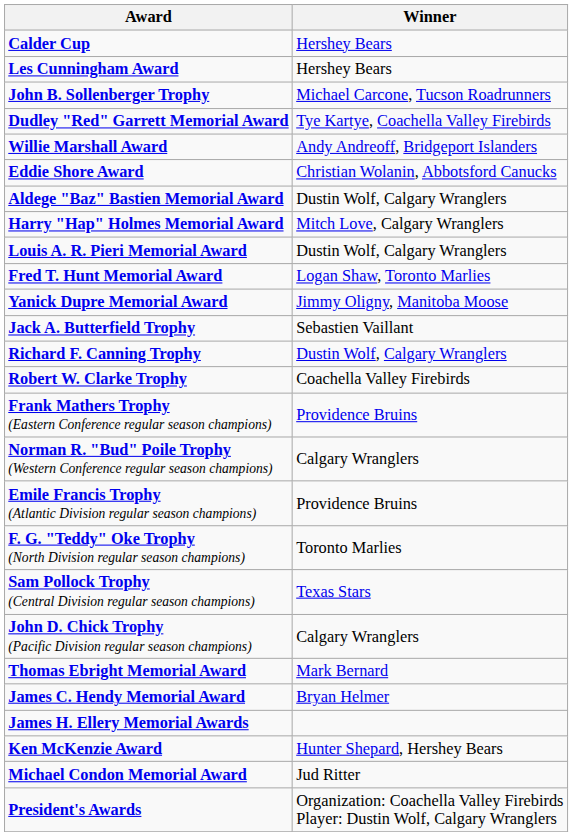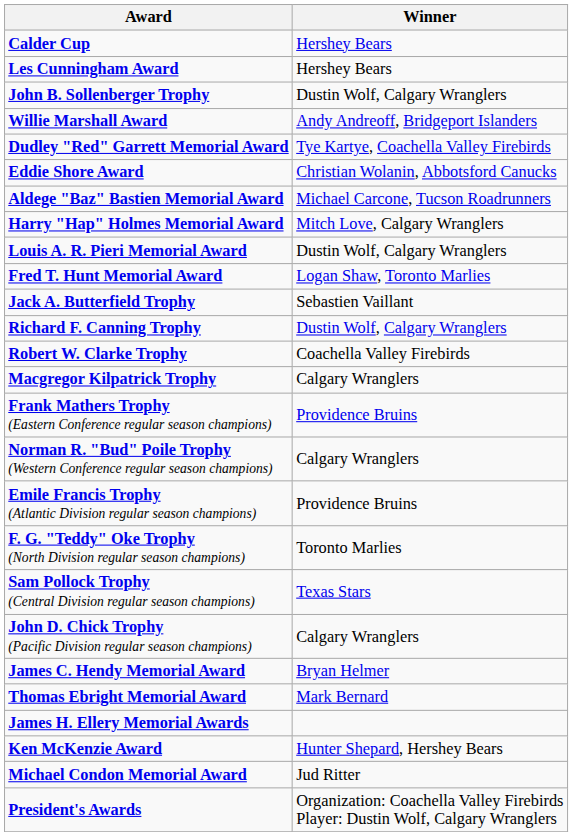(424, 95) Michael Carcone, Tucson Roadrunners -> (401, 95) Dustin Wolf, Calgary Wranglers
rows swapped: (88, 146) <-> (148, 120)
(401, 198) Dustin Wolf, Calgary Wranglers -> (424, 198) Michael Carcone, Tucson Roadrunners
- row: (118, 302)
+ row: (112, 379)
rows swapped: (127, 697) <-> (127, 671)
